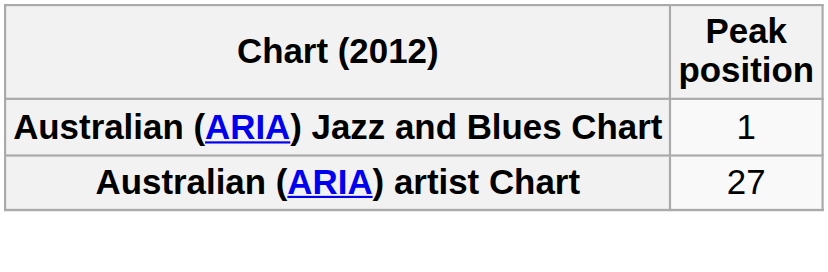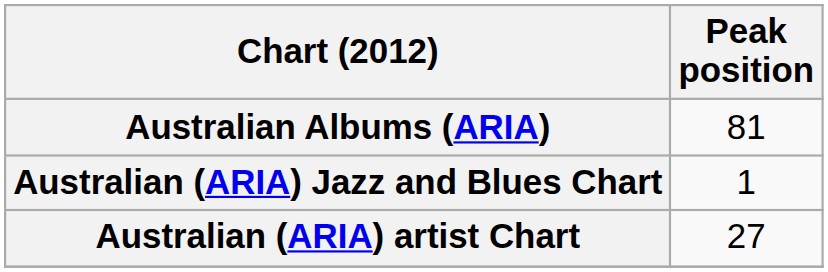+ row: (338, 126)
